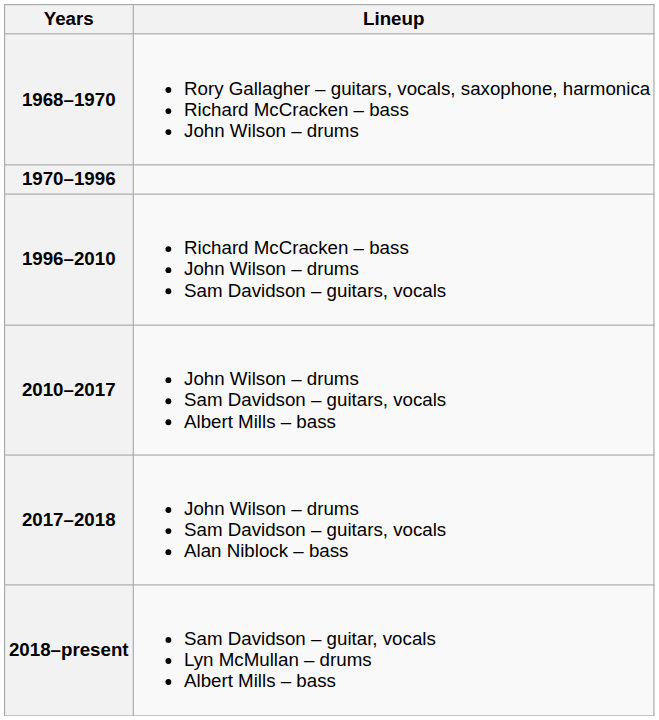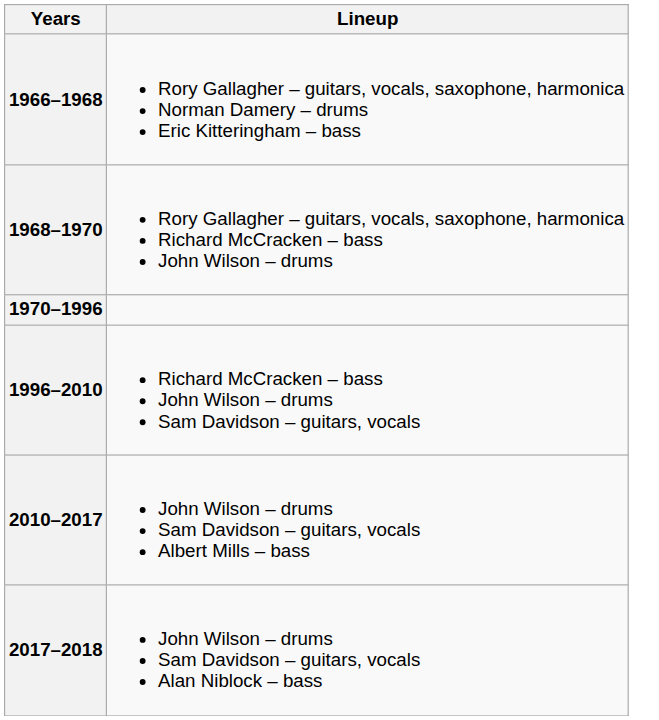+ row: (56, 99)
- row: (69, 650)
